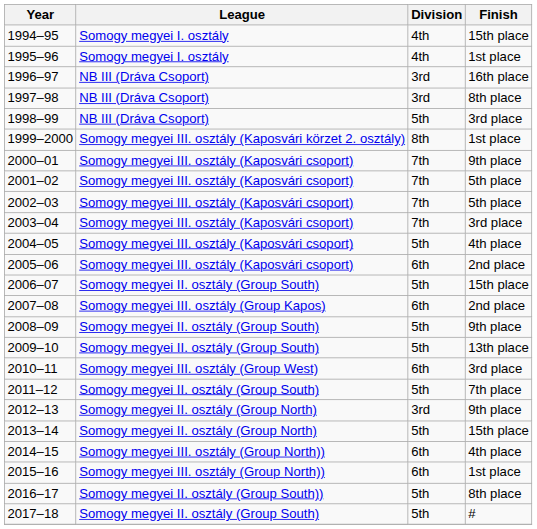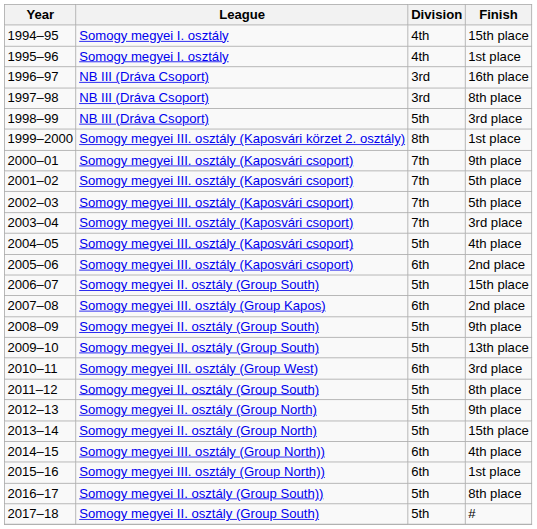(495, 389) 7th place -> (495, 389) 8th place
(421, 410) 3rd -> (420, 410) 5th
